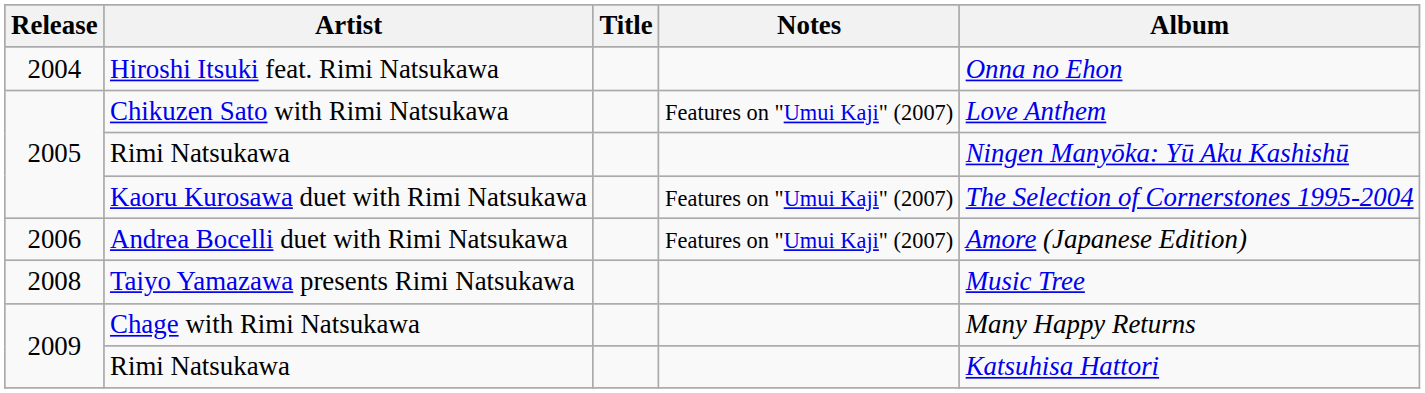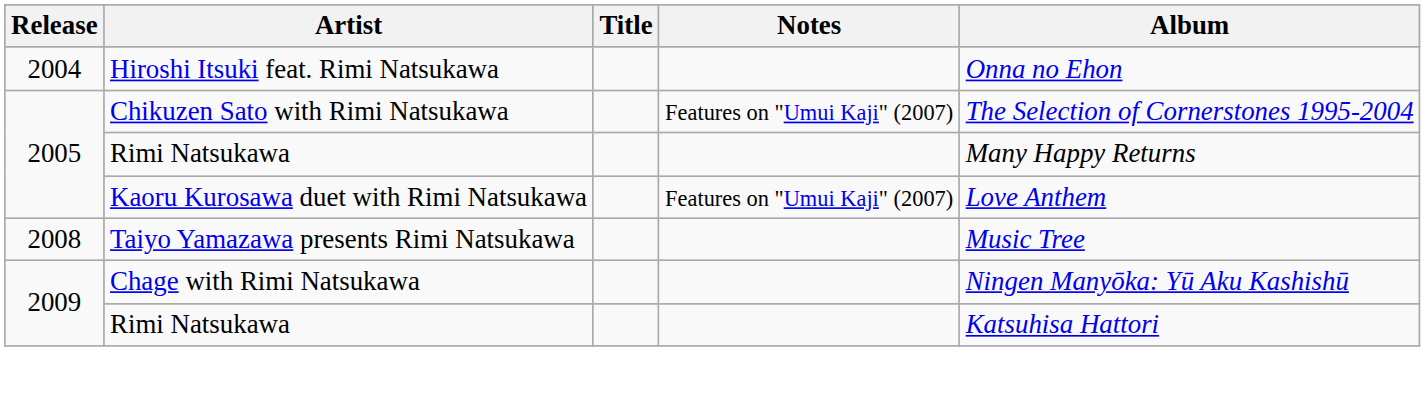(1036, 111) Love Anthem -> (1190, 111) The Selection of Cornerstones 1995-2004
(1157, 153) Ningen Manyōka: Yū Aku Kashishū -> (1081, 153) Many Happy Returns
(1190, 196) The Selection of Cornerstones 1995-2004 -> (1036, 196) Love Anthem
- row: (54, 238)
(1081, 324) Many Happy Returns -> (1157, 281) Ningen Manyōka: Yū Aku Kashishū
